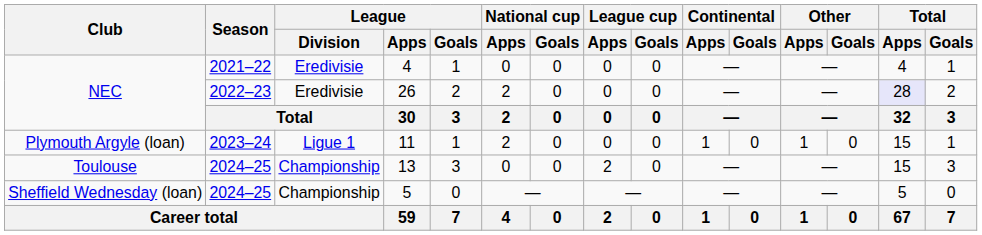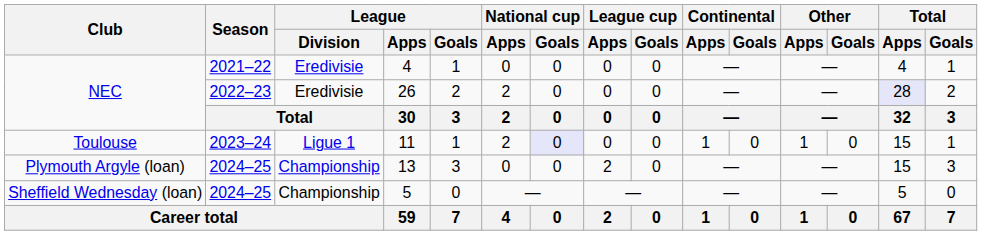(105, 142) Plymouth Argyle (loan) -> (105, 142) Toulouse
(557, 142) no background -> (557, 142) lavender background
(105, 167) Toulouse -> (105, 167) Plymouth Argyle (loan)
